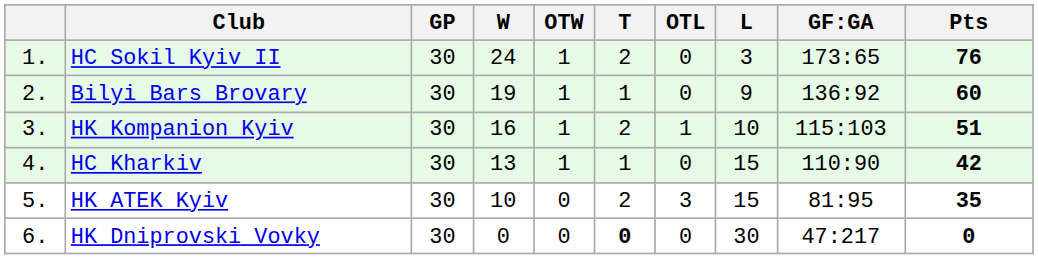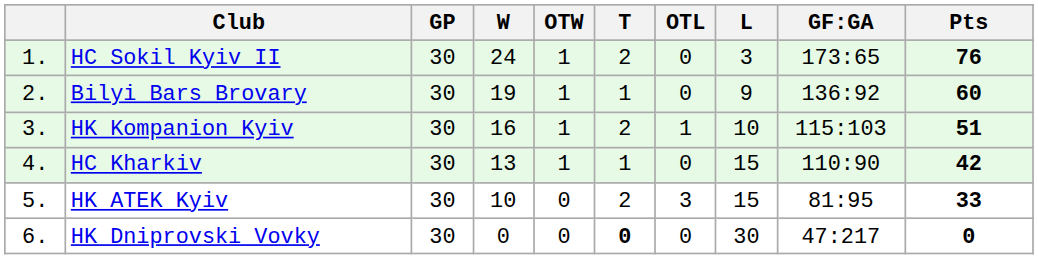(969, 201) 35 -> (969, 201) 33
